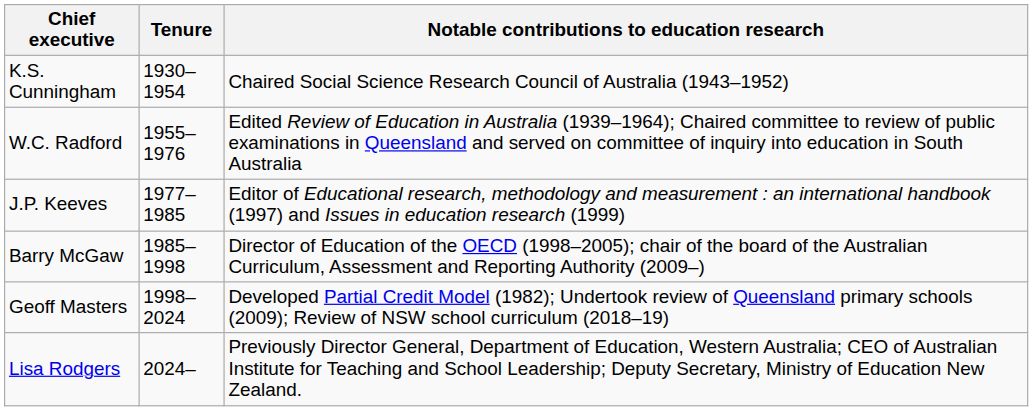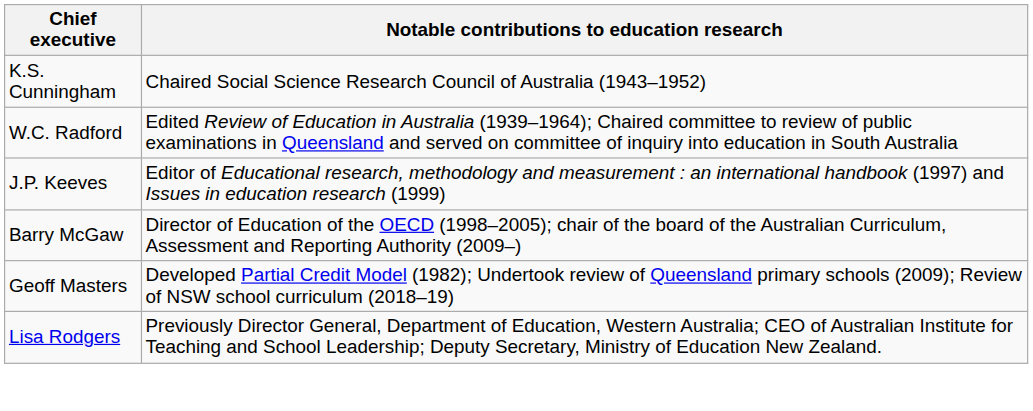- column: (181, 30)
